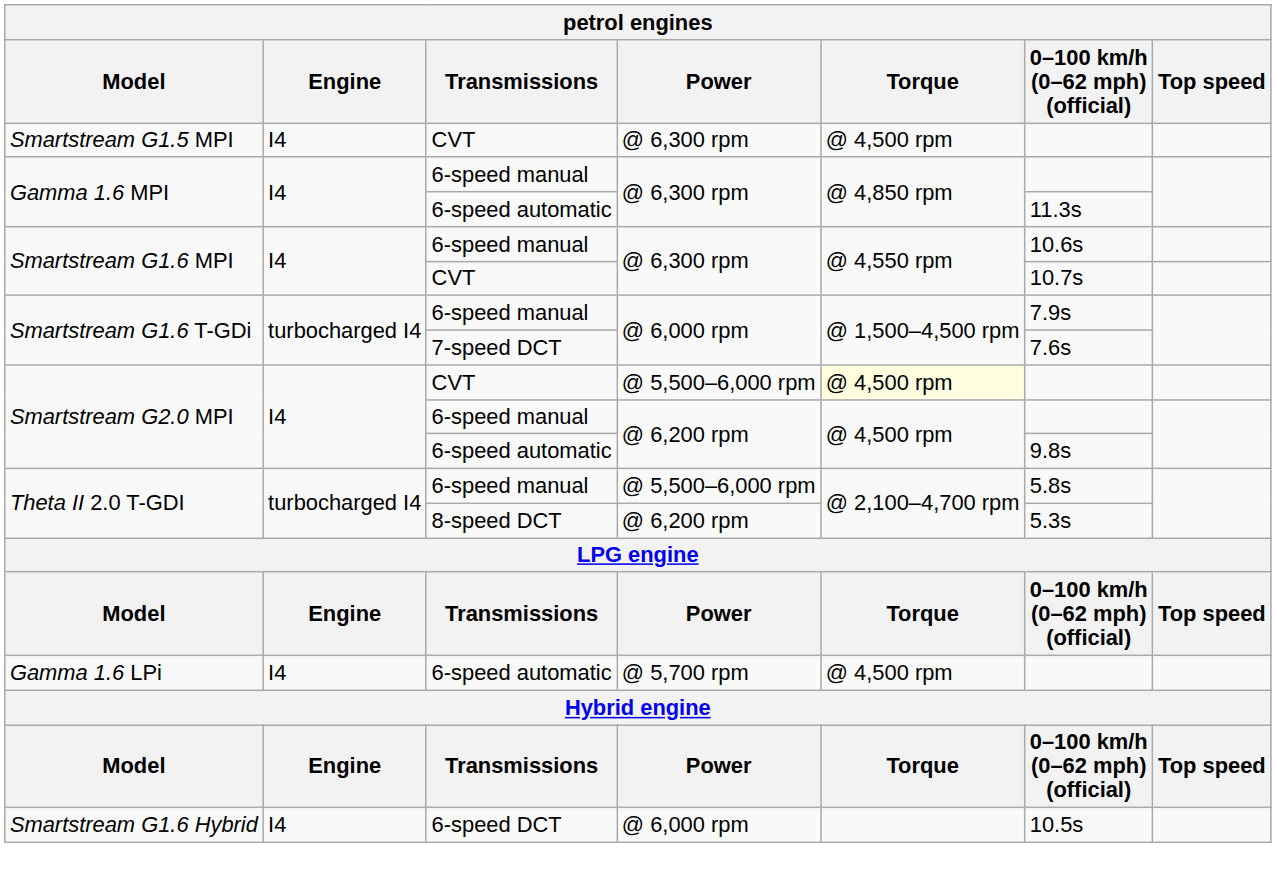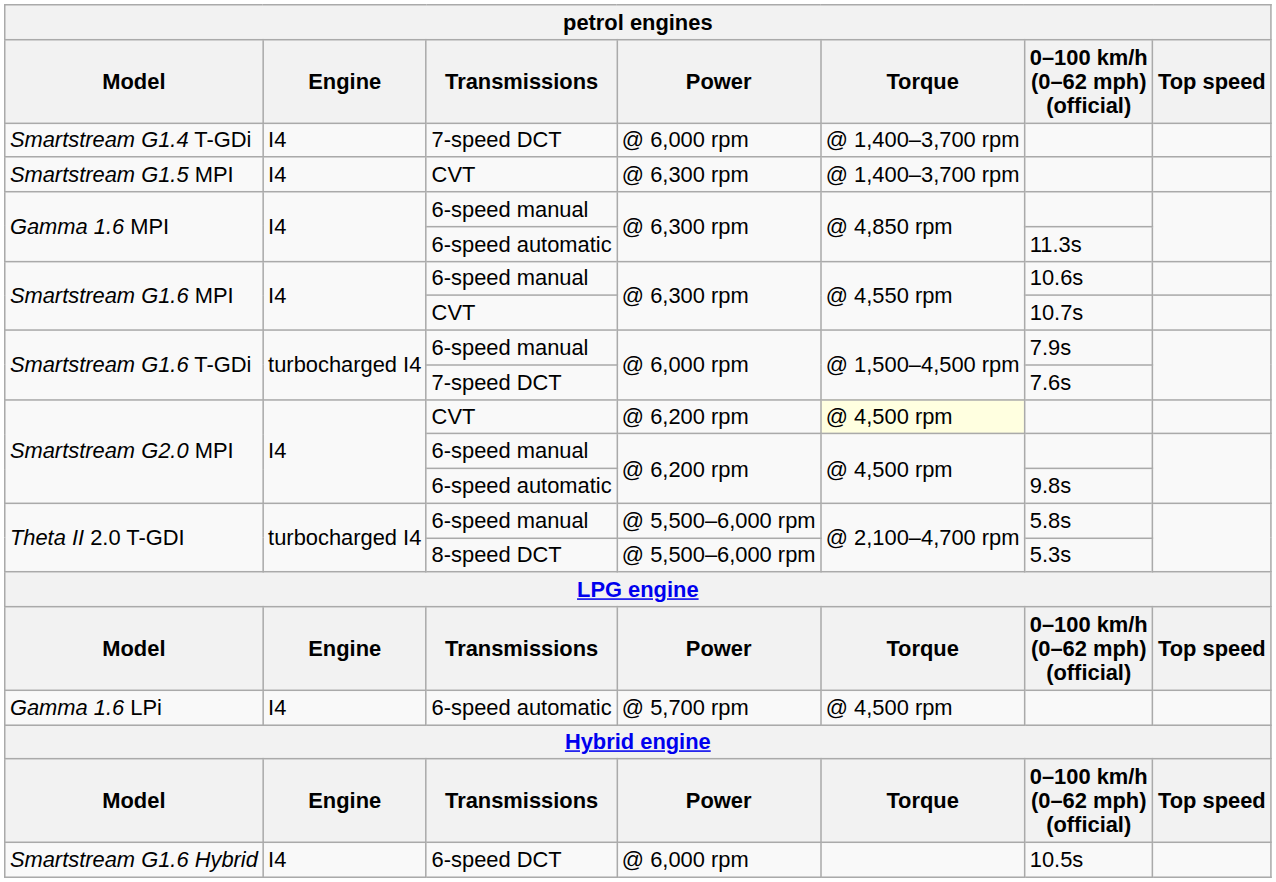+ row: (131, 140)
(889, 140) @ 4,500 rpm -> (923, 175) @ 1,400–3,700 rpm
(719, 382) @ 5,500–6,000 rpm -> (685, 417) @ 6,200 rpm
(685, 521) @ 6,200 rpm -> (719, 555) @ 5,500–6,000 rpm
